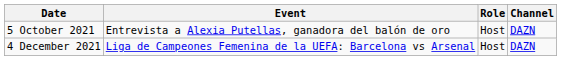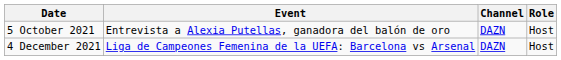columns swapped: (532, 13) <-> (493, 13)
